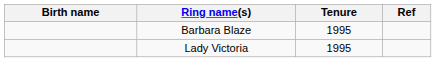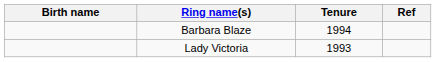(339, 30) 1995 -> (339, 30) 1994
(339, 48) 1995 -> (339, 48) 1993
